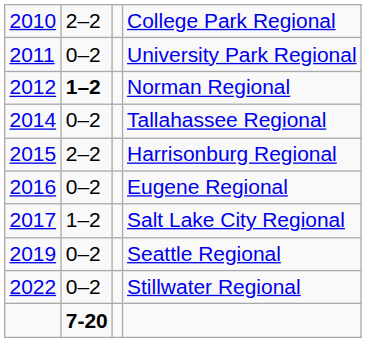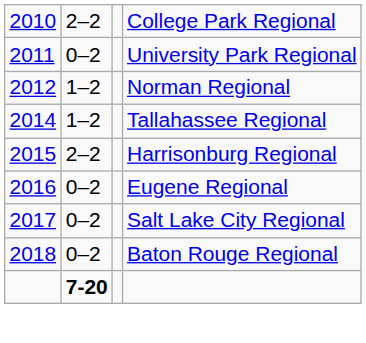(83, 87) bold -> (83, 87) normal
(83, 120) 0–2 -> (83, 120) 1–2
(83, 220) 1–2 -> (83, 220) 0–2
+ row: (233, 253)
- row: (204, 253)
- row: (214, 287)
